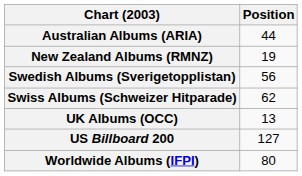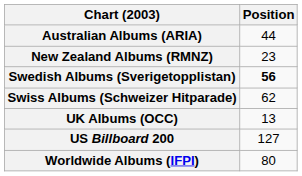(269, 56) 19 -> (269, 56) 23
(269, 77) normal -> (269, 77) bold
